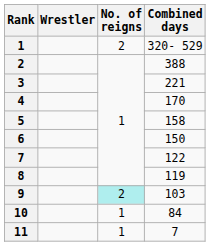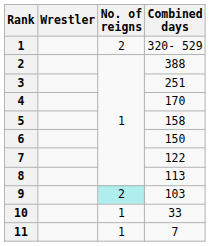(175, 83) 221 -> (175, 83) 251
(175, 176) 119 -> (175, 176) 113
(175, 213) 84 -> (175, 213) 33
